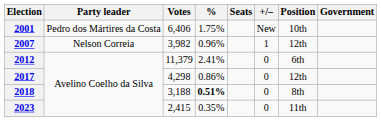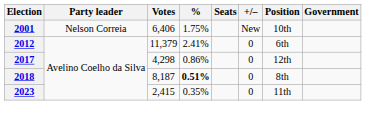(104, 28) Pedro dos Mártires da Costa -> (96, 28) Nelson Correia
- row: (24, 44)
(179, 92) 3,188 -> (164, 76) 8,187
